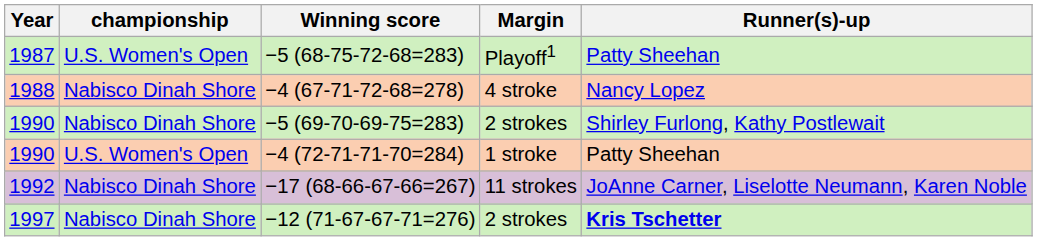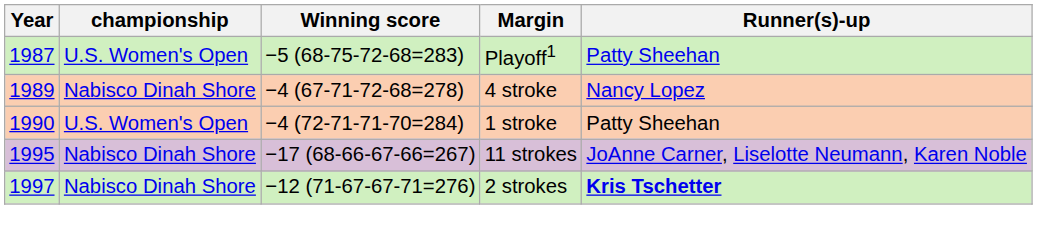(32, 90) 1988 -> (32, 90) 1989
- row: (365, 122)
(32, 187) 1992 -> (32, 155) 1995
